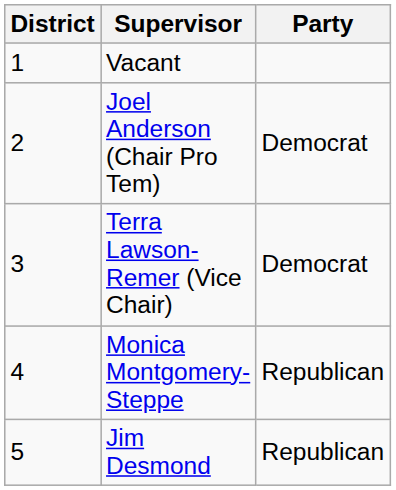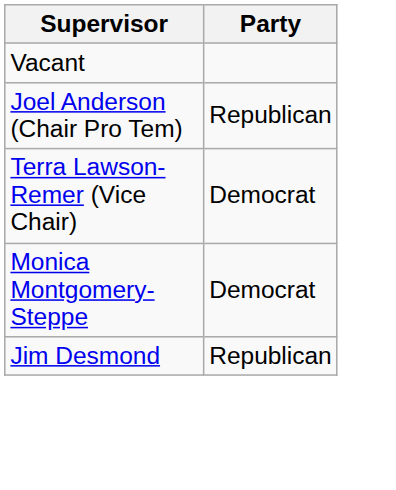- column: (53, 23)
(315, 142) Democrat -> (270, 115) Republican
(323, 371) Republican -> (262, 289) Democrat
